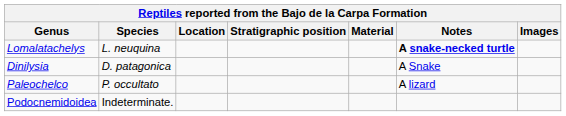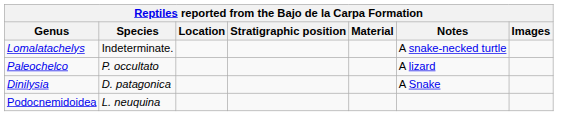(131, 48) L. neuquina -> (138, 48) Indeterminate.
(457, 48) bold -> (453, 48) normal
rows swapped: (28, 66) <-> (37, 84)
(138, 102) Indeterminate. -> (131, 102) L. neuquina
